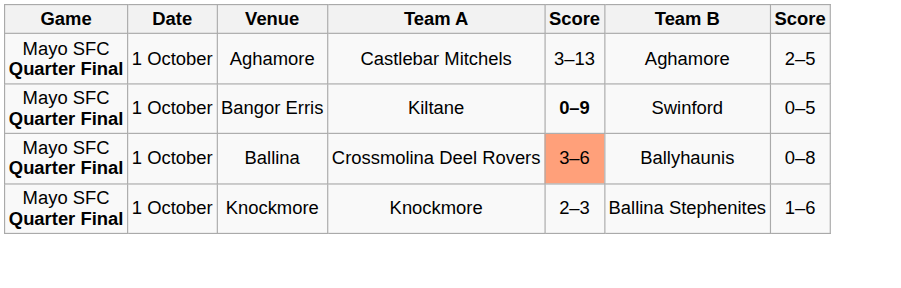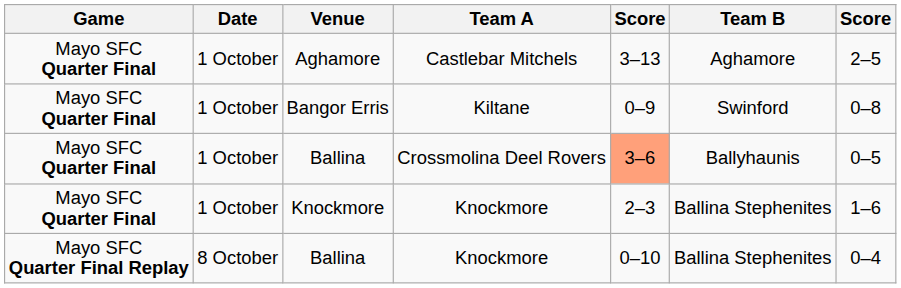(574, 108) bold -> (640, 108) normal
(800, 108) 0–5 -> (866, 108) 0–8
(800, 158) 0–8 -> (866, 158) 0–5
+ row: (338, 258)
